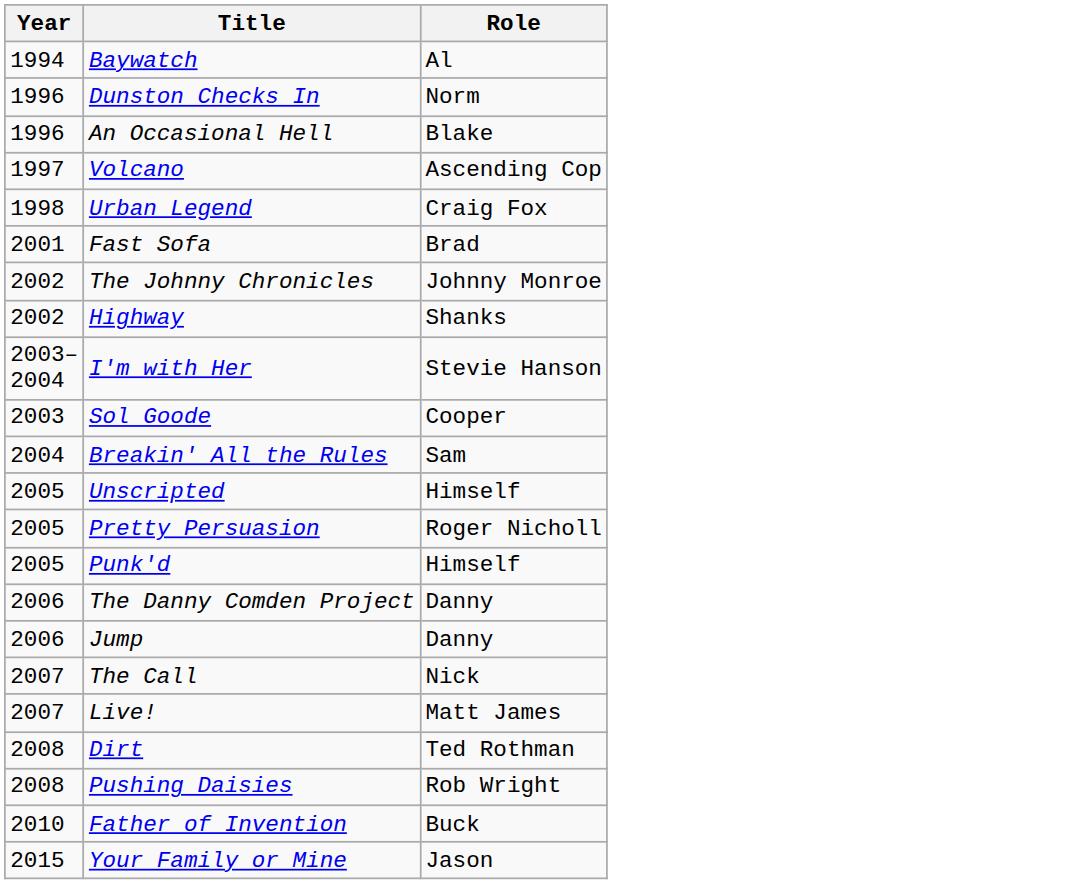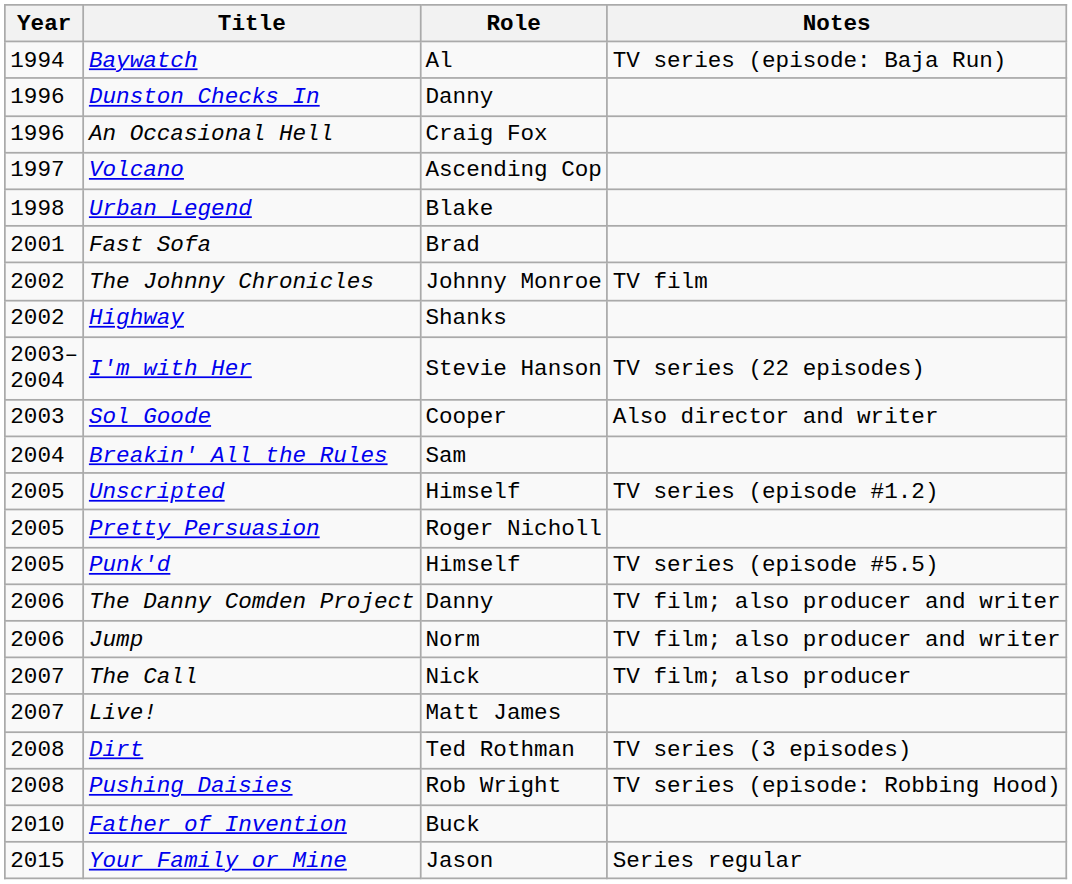+ column: (837, 23)
(453, 97) Norm -> (459, 97) Danny
(459, 134) Blake -> (487, 134) Craig Fox
(487, 208) Craig Fox -> (459, 208) Blake
(459, 639) Danny -> (453, 639) Norm
